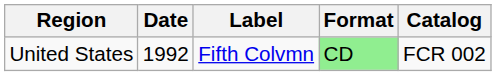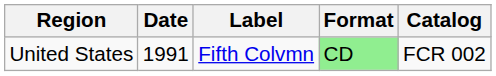(166, 53) 1992 -> (166, 53) 1991
